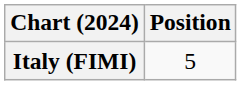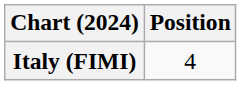(190, 60) 5 -> (190, 60) 4
